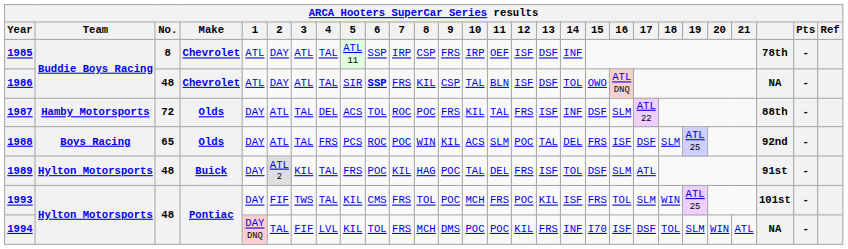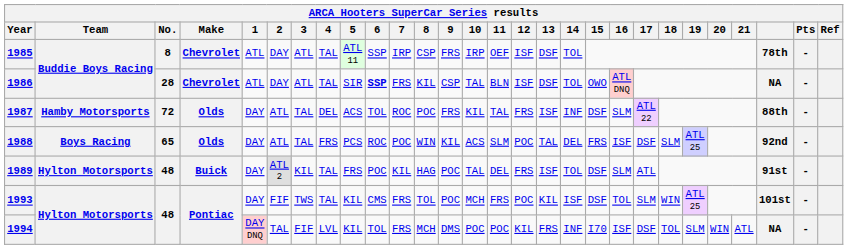(573, 54) INF -> (573, 54) TOL
(168, 83) 48 -> (168, 83) 28
(597, 200) FRS -> (597, 200) DSF
